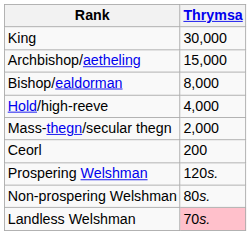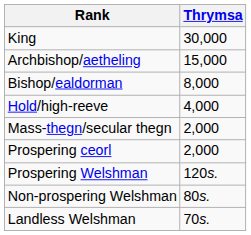+ row: (60, 151)
- row: (25, 151)
(197, 219) pink background -> (197, 219) no background
